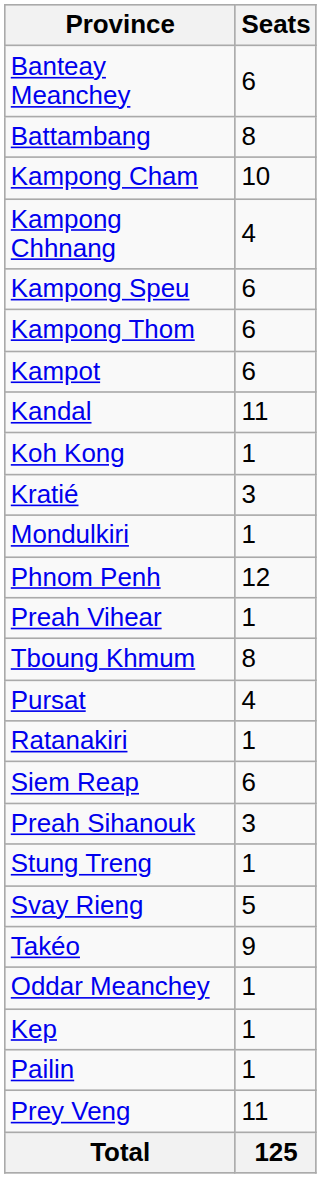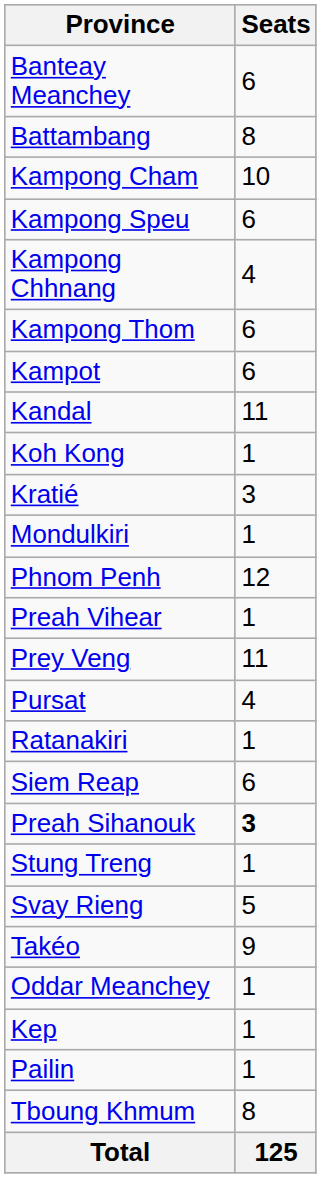rows swapped: (66, 233) <-> (100, 288)
rows swapped: (71, 1111) <-> (103, 658)
(249, 823) normal -> (249, 823) bold
